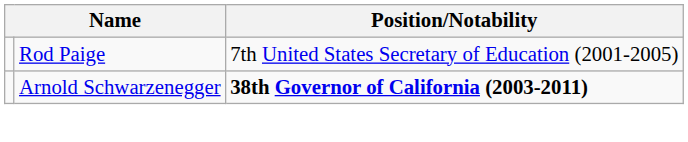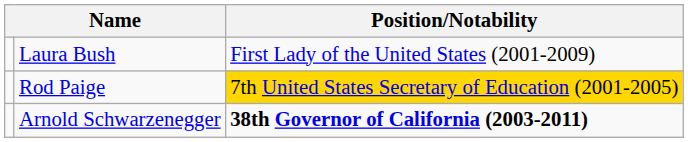+ row: (67, 53)
(454, 53) no background -> (454, 86) gold background
